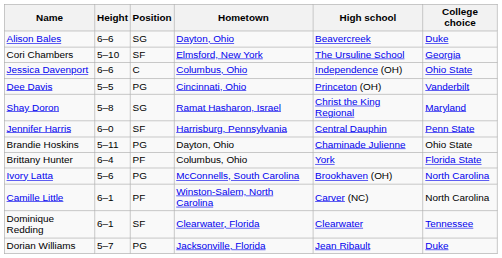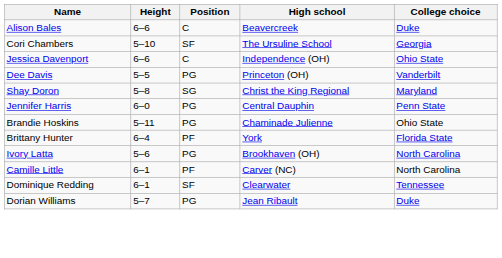- column: (243, 17)
(140, 39) SG -> (186, 28) C
(139, 129) SF -> (189, 106) PG
